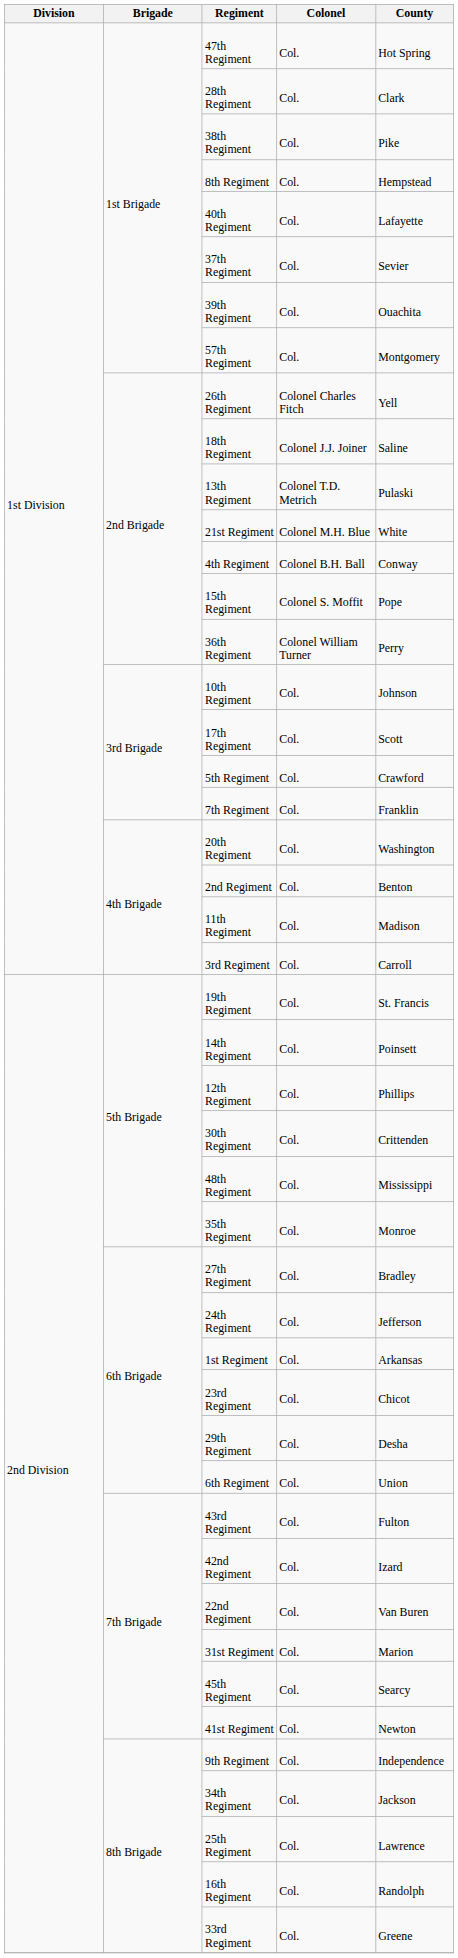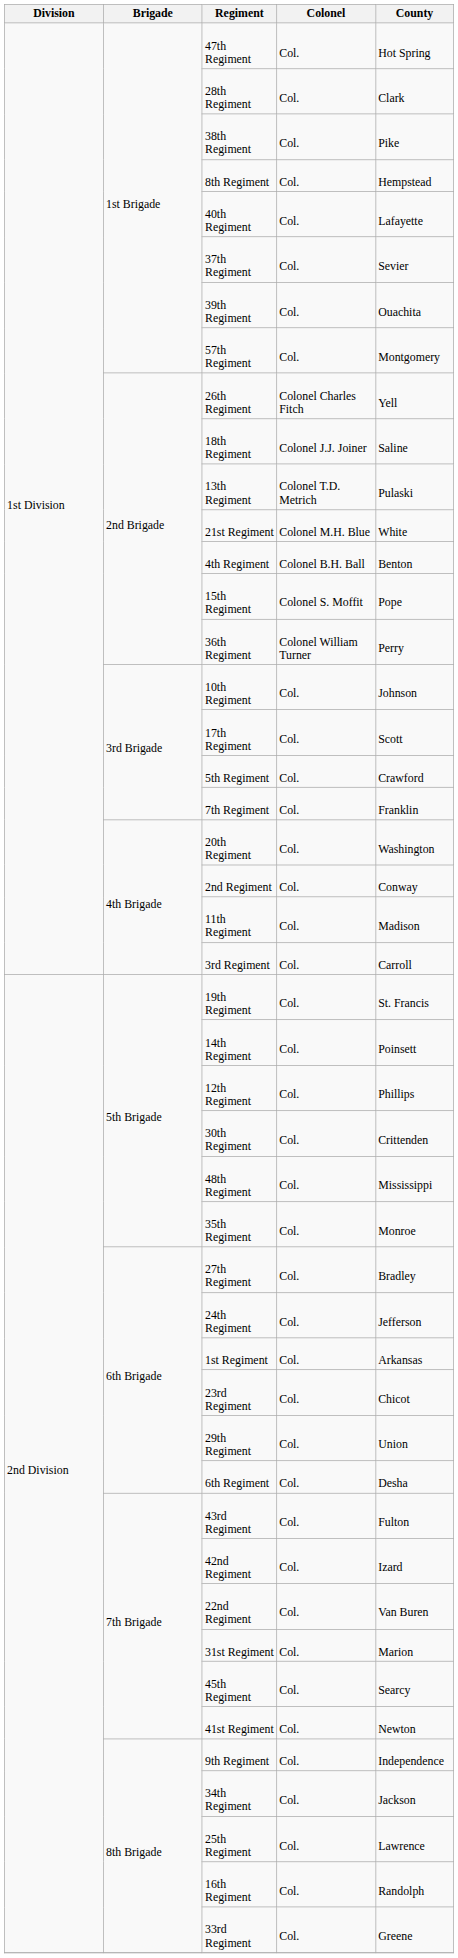(398, 564) Conway -> (395, 564) Benton
(395, 887) Benton -> (398, 887) Conway
(393, 1444) Desha -> (393, 1444) Union
(393, 1483) Union -> (393, 1483) Desha
